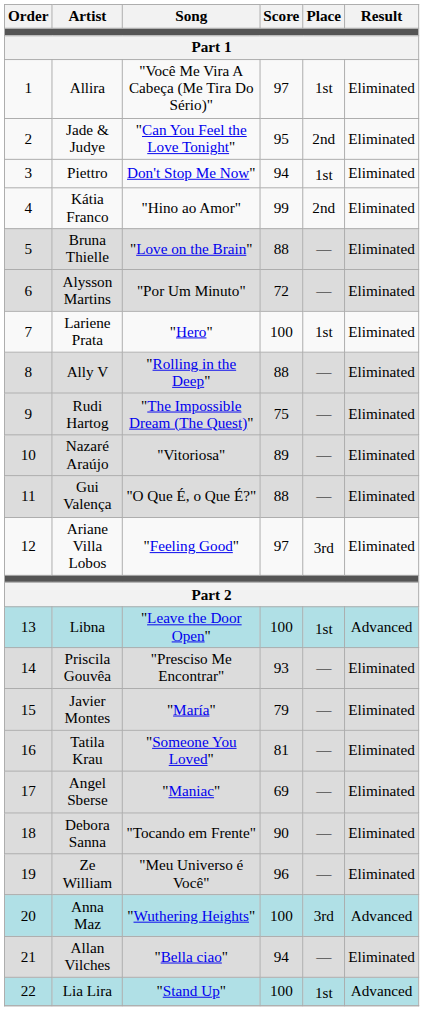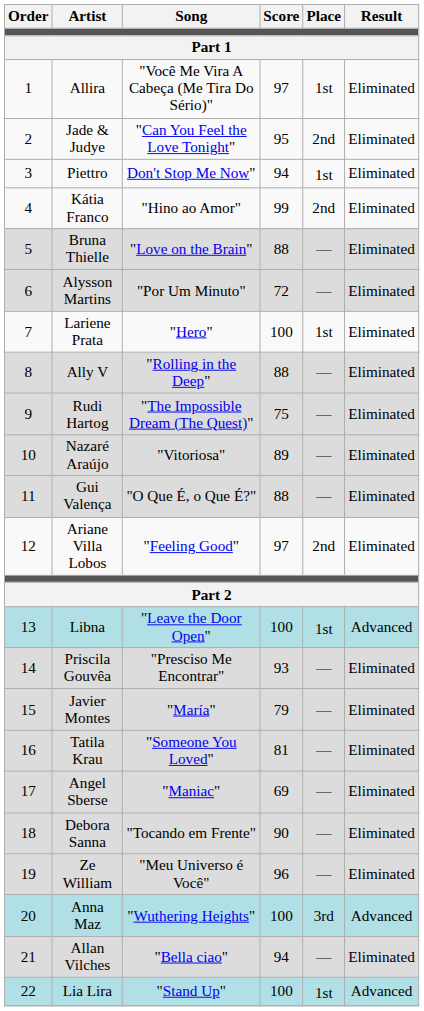(324, 548) 3rd -> (324, 546) 2nd
